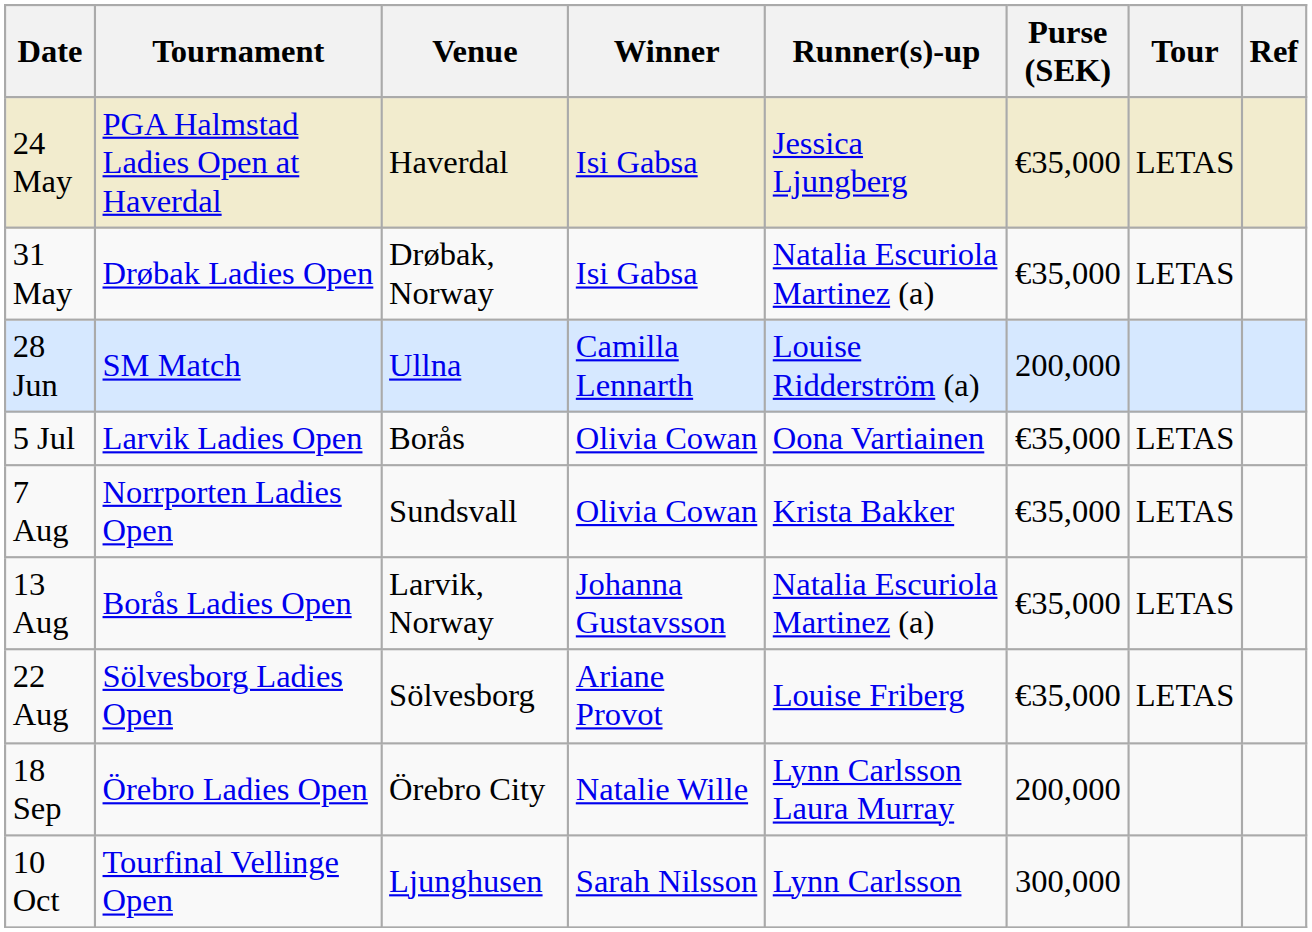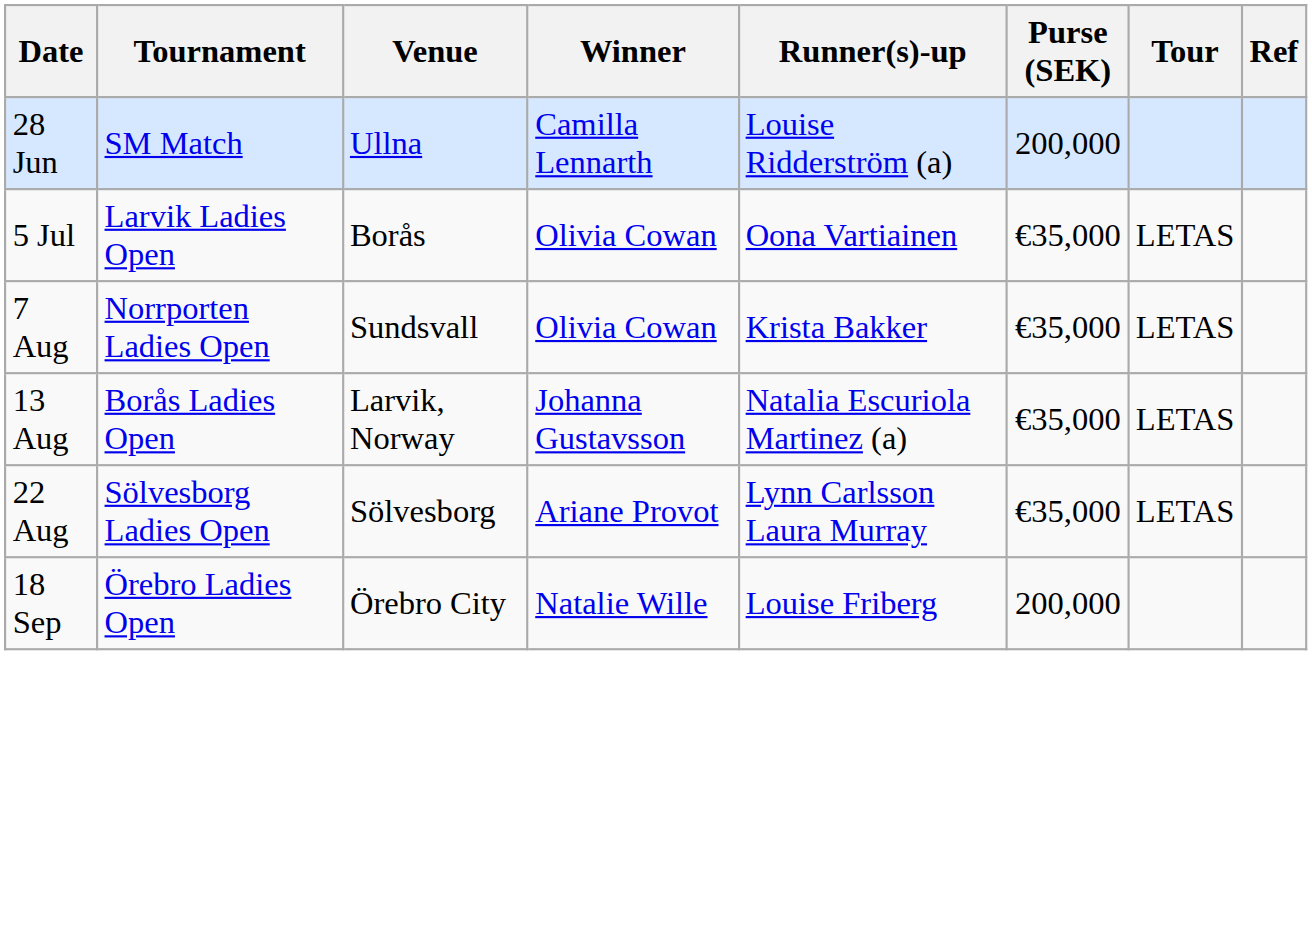- row: (42, 162)
- row: (42, 273)
(869, 695) Louise Friberg -> (840, 511) Lynn Carlsson Laura Murray
(867, 787) Lynn Carlsson Laura Murray -> (841, 603) Louise Friberg
- row: (36, 880)
